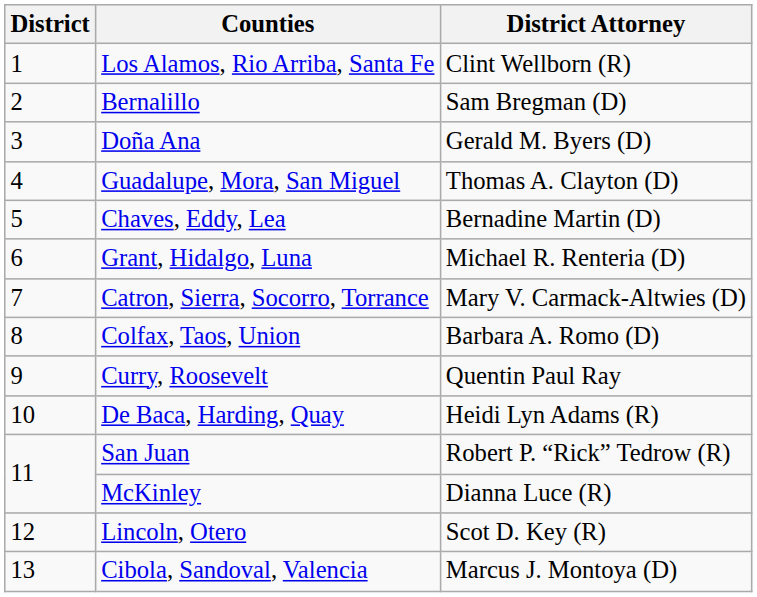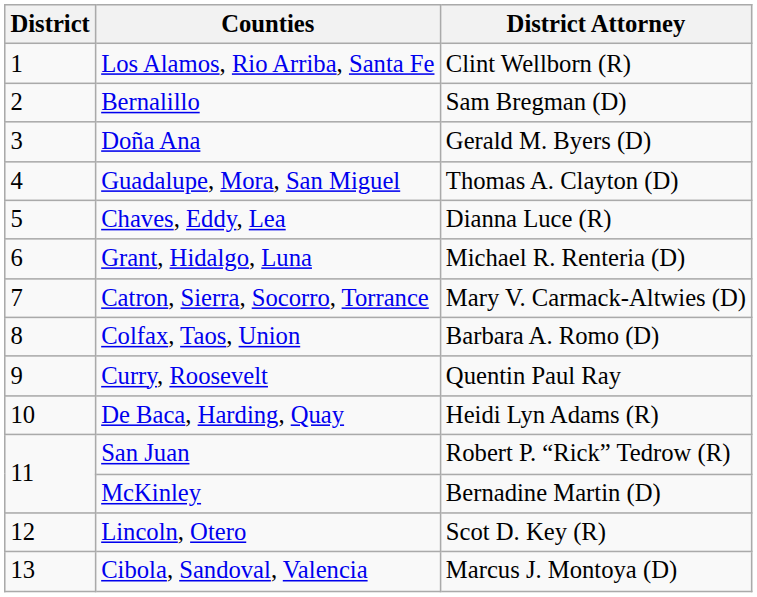(553, 219) Bernadine Martin (D) -> (529, 219) Dianna Luce (R)
(529, 492) Dianna Luce (R) -> (553, 492) Bernadine Martin (D)
